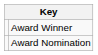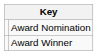rows swapped: (51, 43) <-> (42, 27)
